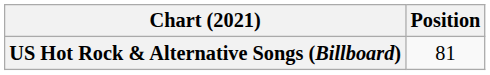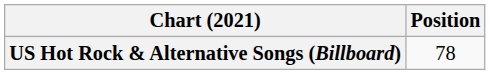(445, 52) 81 -> (445, 52) 78
